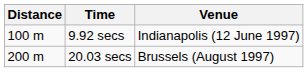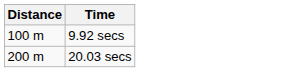- column: (219, 14)
